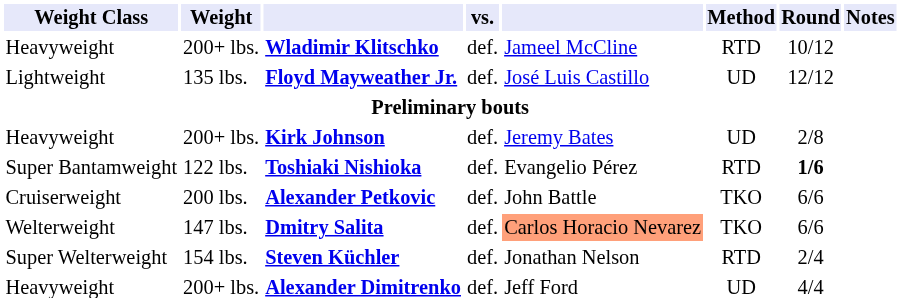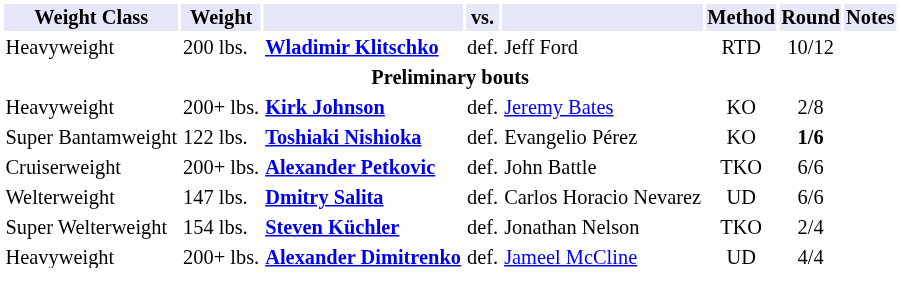(221, 47) 200+ lbs. -> (215, 47) 200 lbs.
(571, 47) Jameel McCline -> (541, 47) Jeff Ford
- row: (361, 77)
(741, 137) UD -> (741, 107) KO
(741, 167) RTD -> (741, 137) KO
(215, 197) 200 lbs. -> (221, 167) 200+ lbs.
(603, 227) lightsalmon background -> (603, 197) no background
(741, 227) TKO -> (741, 197) UD
(741, 257) RTD -> (741, 227) TKO
(541, 287) Jeff Ford -> (571, 257) Jameel McCline
